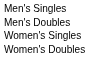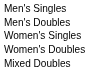+ row: (37, 64)
